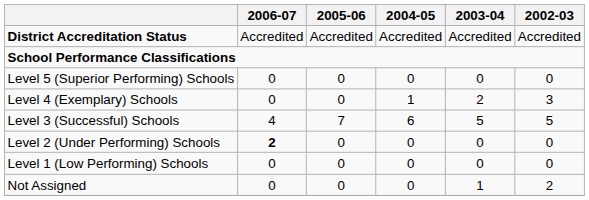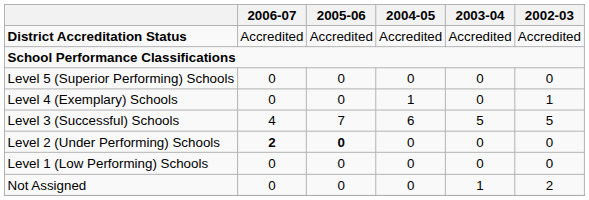(480, 100) 2 -> (480, 100) 0
(549, 100) 3 -> (549, 100) 1
(341, 142) normal -> (341, 142) bold
